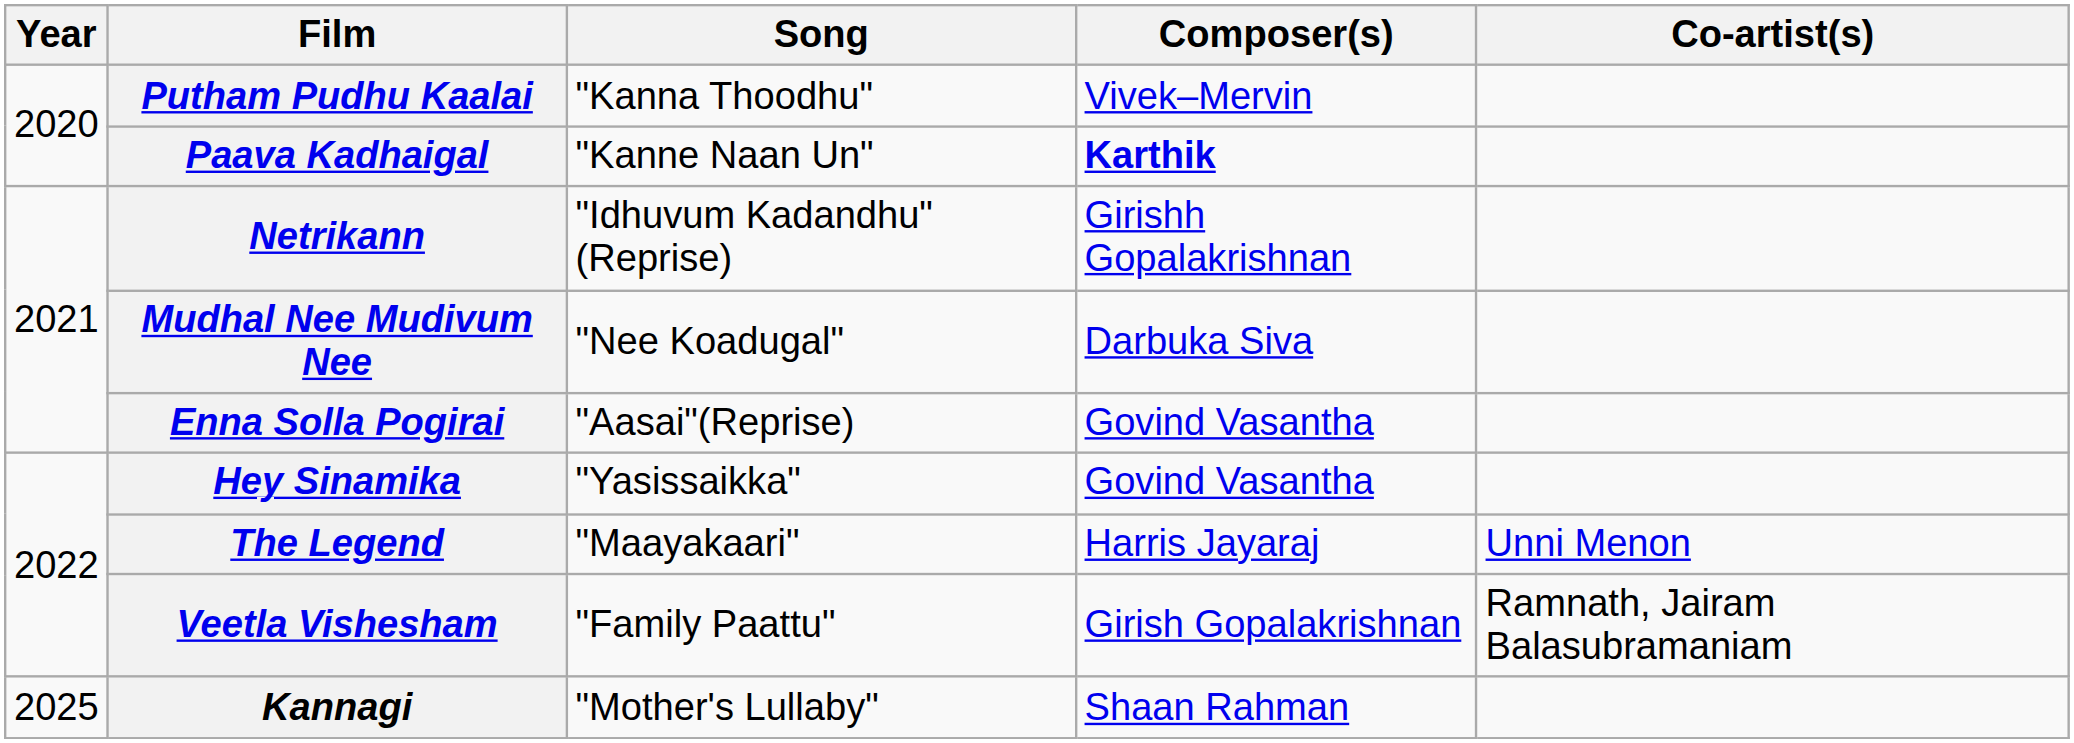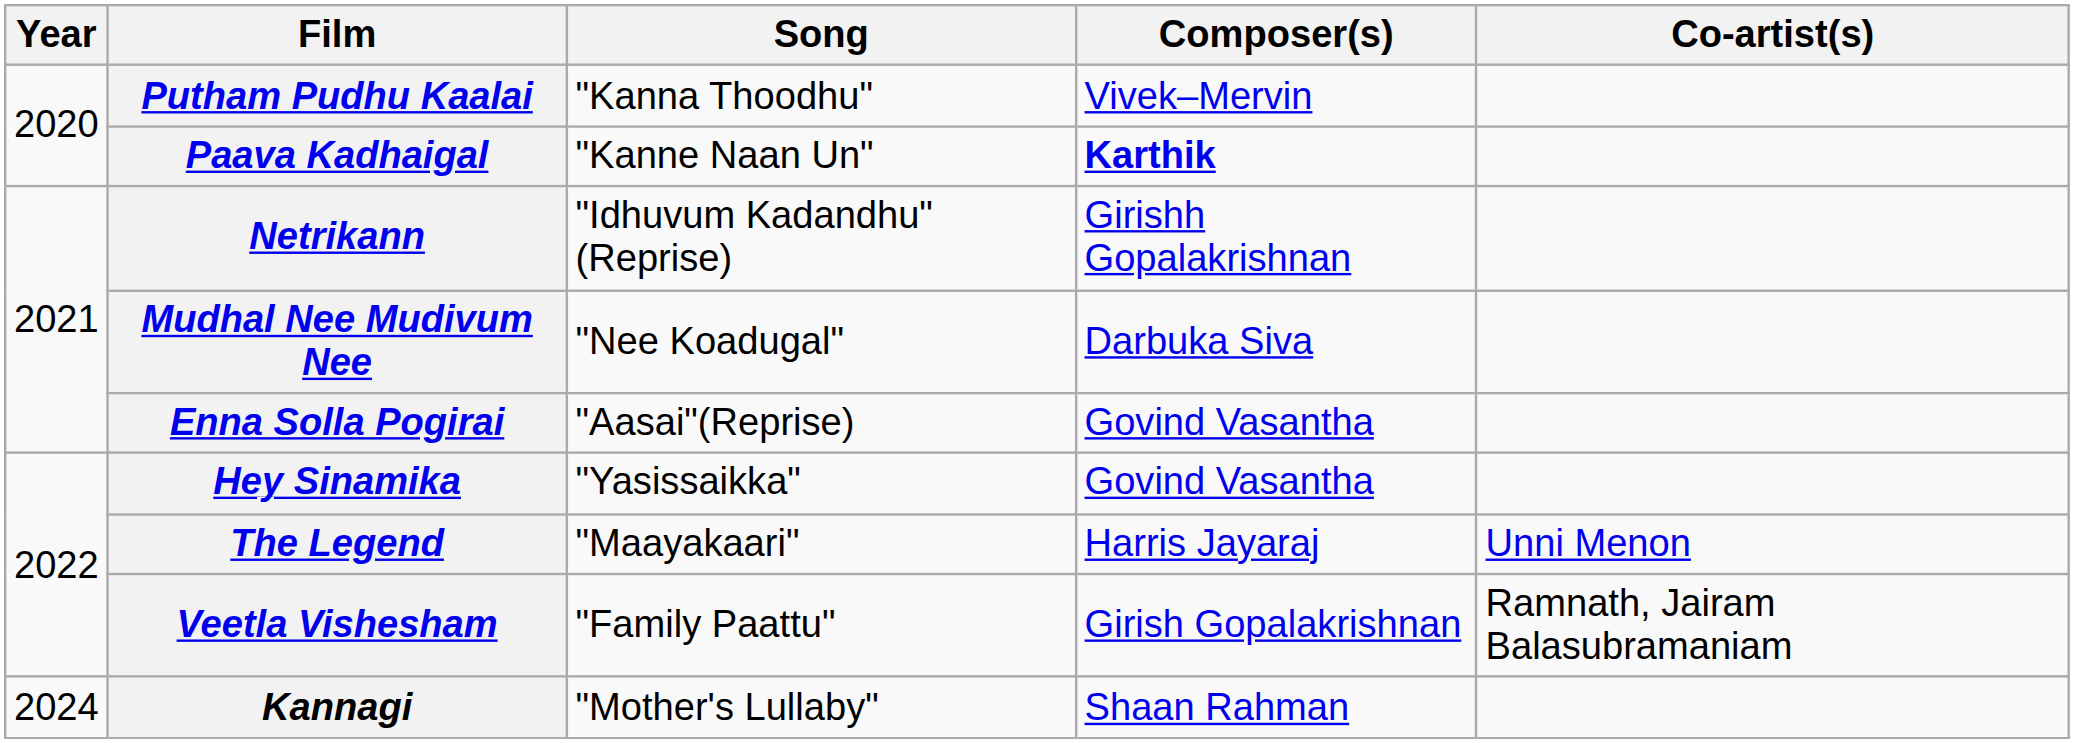(56, 706) 2025 -> (56, 706) 2024
